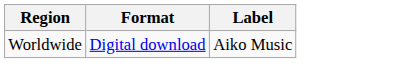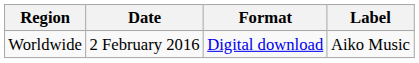+ column: (145, 17)
